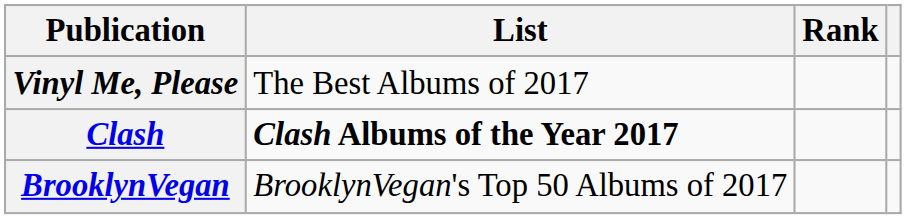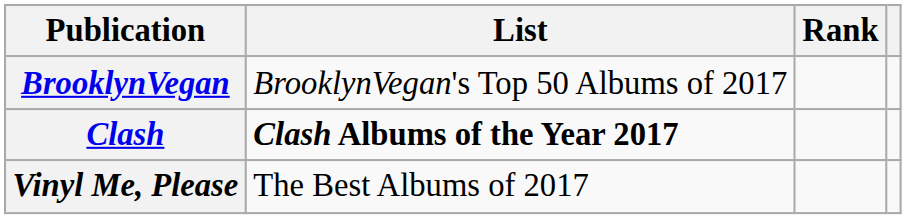rows swapped: (125, 185) <-> (125, 82)
